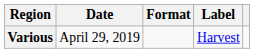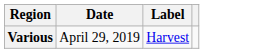- column: (168, 15)
